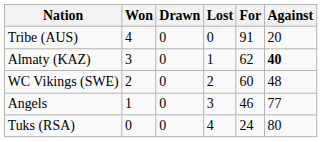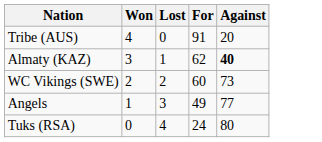- column: (180, 15)
(275, 81) 48 -> (227, 81) 73
(246, 103) 46 -> (199, 103) 49
